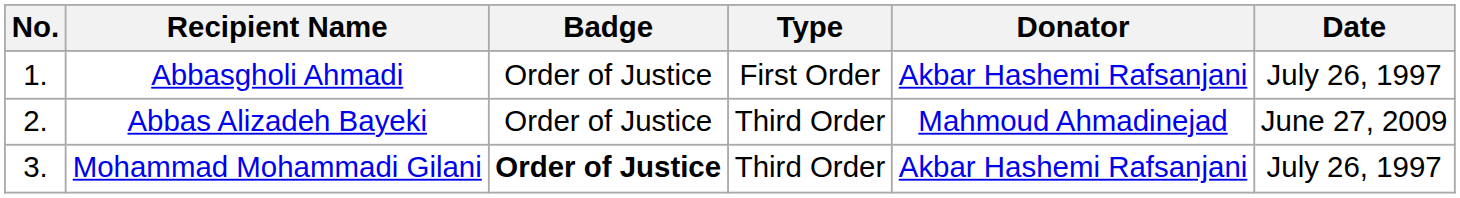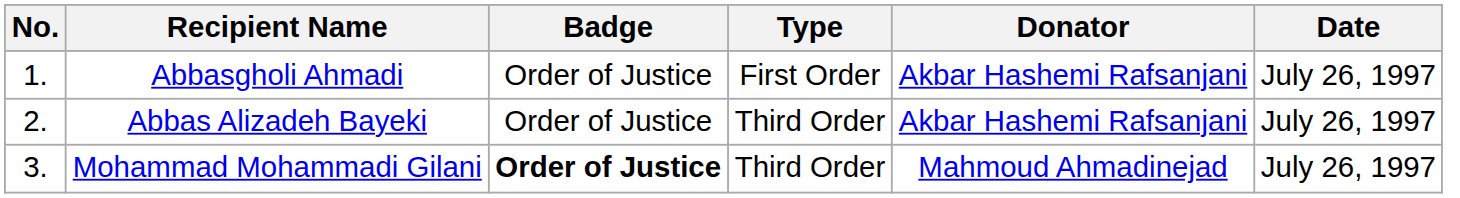(1073, 121) Mahmoud Ahmadinejad -> (1073, 121) Akbar Hashemi Rafsanjani
(1354, 121) June 27, 2009 -> (1348, 121) July 26, 1997
(1073, 167) Akbar Hashemi Rafsanjani -> (1073, 167) Mahmoud Ahmadinejad
